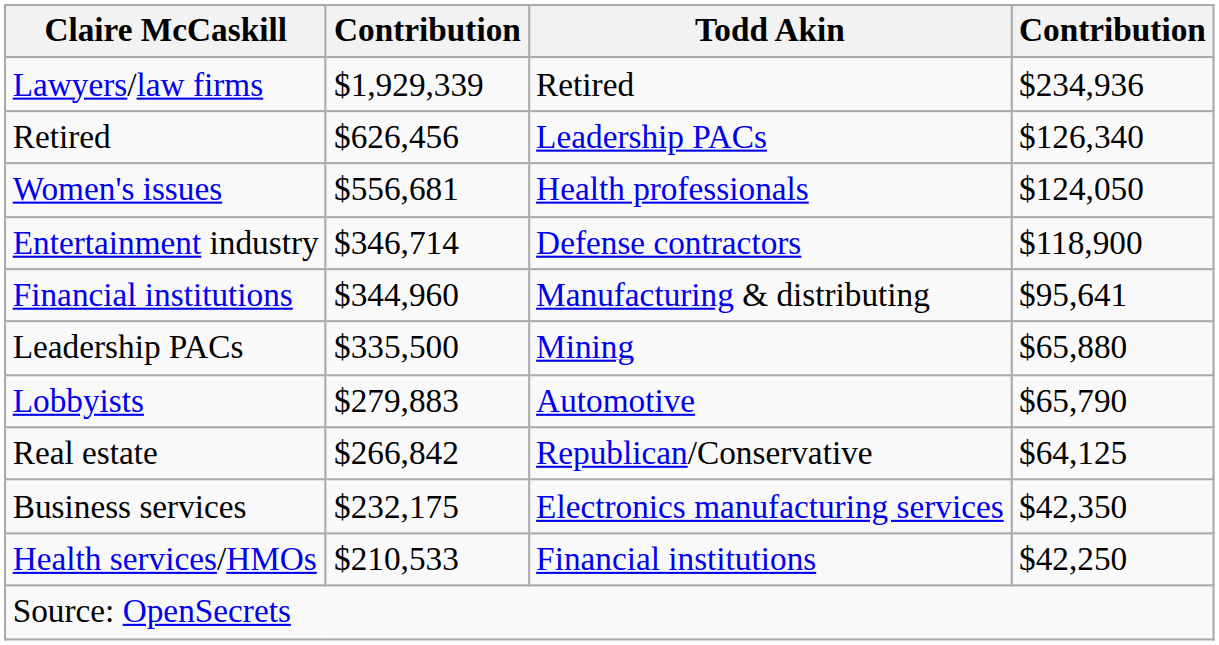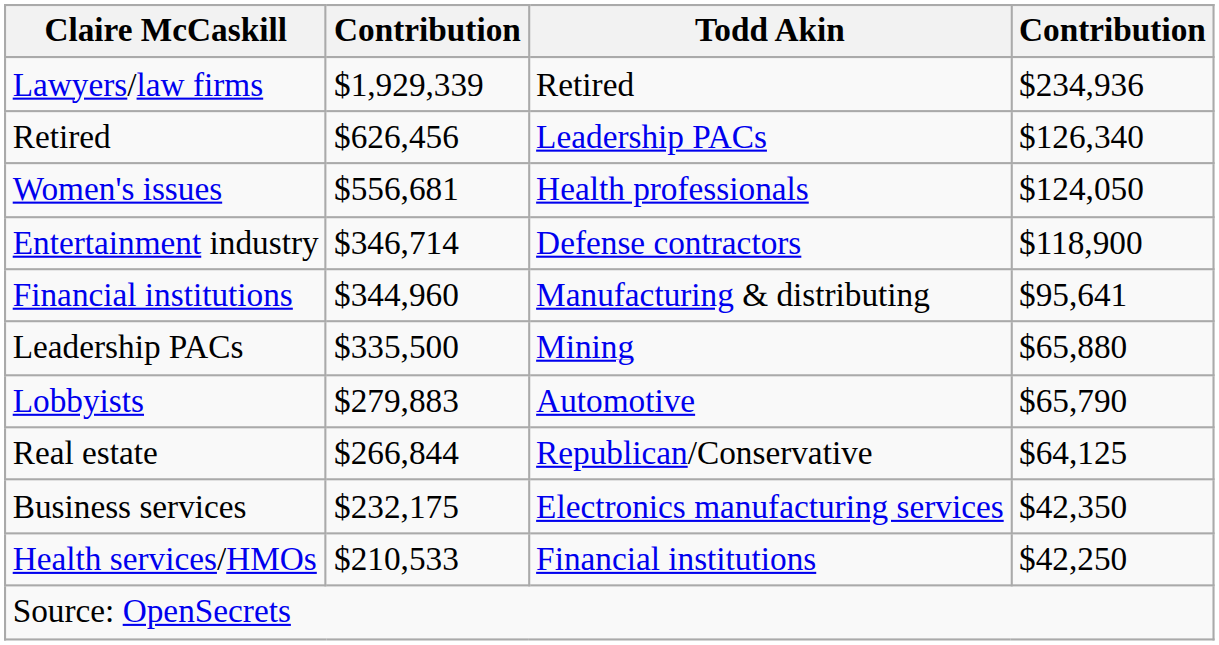(396, 453) $266,842 -> (396, 453) $266,844
